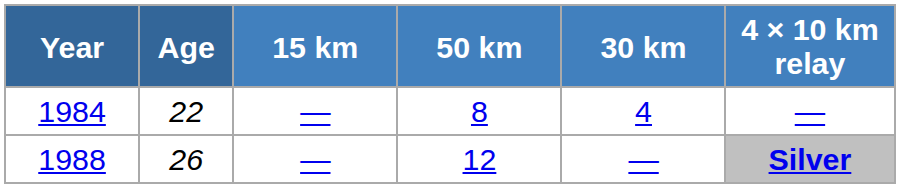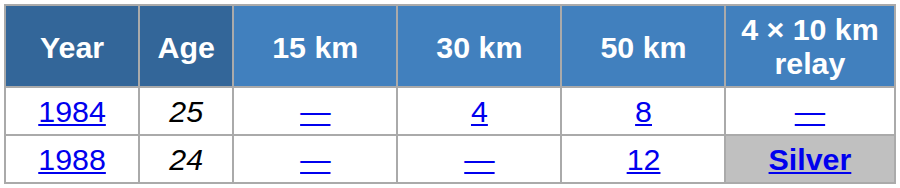columns swapped: (644, 46) <-> (479, 46)
(186, 111) 22 -> (186, 111) 25
(186, 160) 26 -> (186, 160) 24
